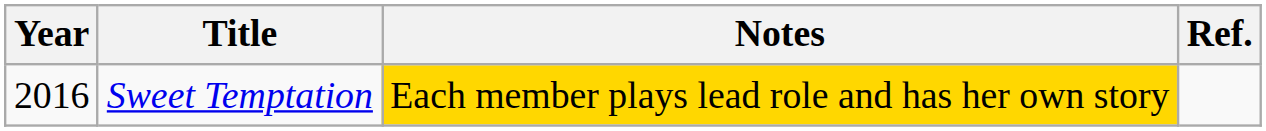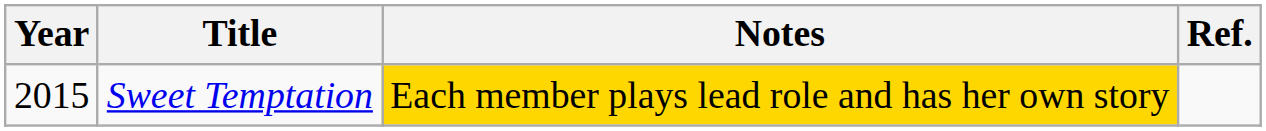(52, 94) 2016 -> (52, 94) 2015
